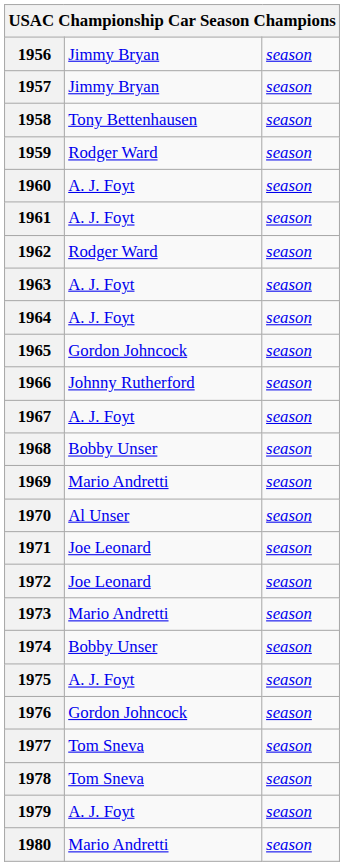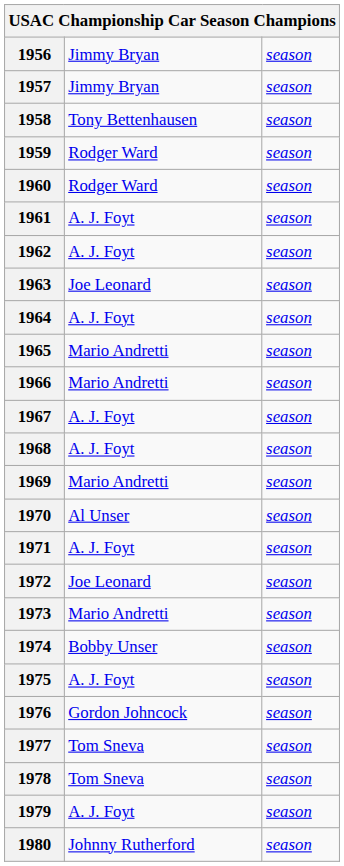(101, 185) A. J. Foyt -> (113, 185) Rodger Ward
(113, 251) Rodger Ward -> (101, 251) A. J. Foyt
(101, 284) A. J. Foyt -> (110, 284) Joe Leonard
(128, 350) Gordon Johncock -> (118, 350) Mario Andretti
(131, 383) Johnny Rutherford -> (118, 383) Mario Andretti
(113, 449) Bobby Unser -> (101, 449) A. J. Foyt
(110, 548) Joe Leonard -> (101, 548) A. J. Foyt
(118, 844) Mario Andretti -> (131, 844) Johnny Rutherford
